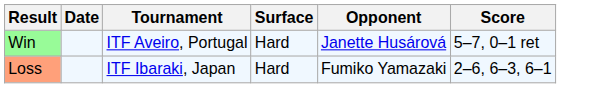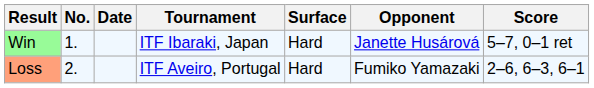+ column: (77, 16)
(177, 42) ITF Aveiro, Portugal -> (204, 42) ITF Ibaraki, Japan
(171, 68) ITF Ibaraki, Japan -> (210, 68) ITF Aveiro, Portugal
